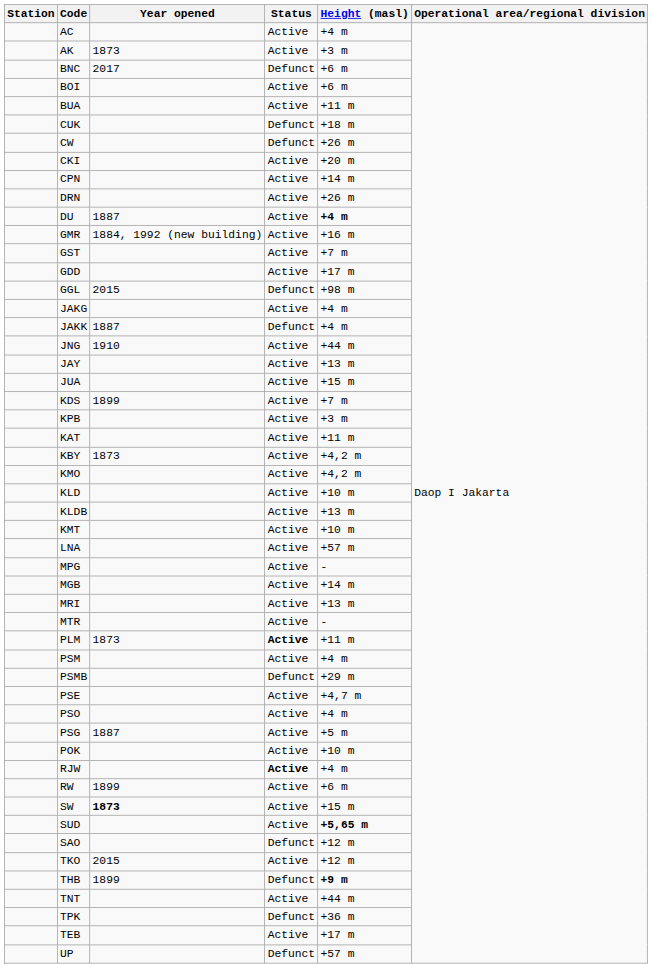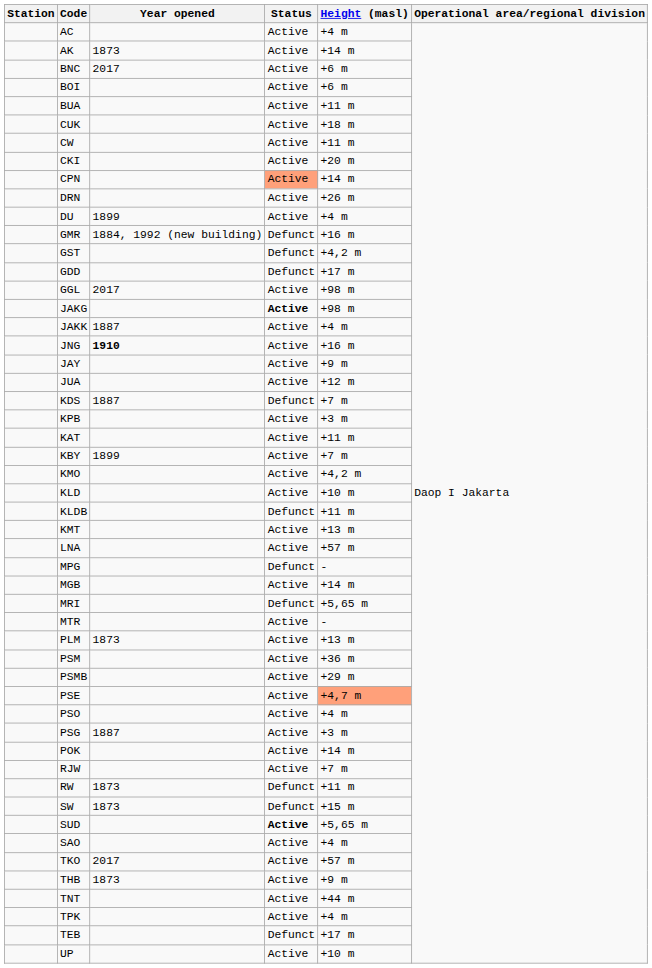(334, 51) +3 m -> (338, 51) +14 m
(291, 69) Defunct -> (288, 69) Active
(291, 124) Defunct -> (288, 124) Active
(291, 143) Defunct -> (288, 143) Active
(338, 143) +26 m -> (338, 143) +11 m
(288, 180) no background -> (288, 180) lightsalmon background
(106, 216) 1887 -> (106, 216) 1899
(334, 216) bold -> (334, 216) normal
(288, 235) Active -> (291, 235) Defunct
(288, 253) Active -> (291, 253) Defunct
(334, 253) +7 m -> (341, 253) +4,2 m
(288, 272) Active -> (291, 272) Defunct
(106, 290) 2015 -> (106, 290) 2017
(291, 290) Defunct -> (288, 290) Active
(288, 309) normal -> (288, 309) bold
(334, 309) +4 m -> (338, 309) +98 m
(291, 327) Defunct -> (288, 327) Active
(106, 345) normal -> (106, 345) bold
(338, 345) +44 m -> (338, 345) +16 m
(338, 364) +13 m -> (334, 364) +9 m
(338, 382) +15 m -> (338, 382) +12 m
(106, 401) 1899 -> (106, 401) 1887
(288, 401) Active -> (291, 401) Defunct
(106, 456) 1873 -> (106, 456) 1899
(341, 456) +4,2 m -> (334, 456) +7 m
(288, 511) Active -> (291, 511) Defunct
(338, 511) +13 m -> (338, 511) +11 m
(338, 530) +10 m -> (338, 530) +13 m
(288, 567) Active -> (291, 567) Defunct
(288, 604) Active -> (291, 604) Defunct
(338, 604) +13 m -> (344, 604) +5,65 m
(288, 640) bold -> (288, 640) normal
(338, 640) +11 m -> (338, 640) +13 m
(334, 659) +4 m -> (338, 659) +36 m
(291, 677) Defunct -> (288, 677) Active
(341, 696) no background -> (341, 696) lightsalmon background
(334, 733) +5 m -> (334, 733) +3 m
(338, 751) +10 m -> (338, 751) +14 m
(288, 769) bold -> (288, 769) normal
(334, 769) +4 m -> (334, 769) +7 m
(106, 788) 1899 -> (106, 788) 1873
(288, 788) Active -> (291, 788) Defunct
(334, 788) +6 m -> (338, 788) +11 m
(106, 806) bold -> (106, 806) normal
(288, 806) Active -> (291, 806) Defunct
(288, 825) normal -> (288, 825) bold
(344, 825) bold -> (344, 825) normal
(291, 843) Defunct -> (288, 843) Active
(338, 843) +12 m -> (334, 843) +4 m
(106, 862) 2015 -> (106, 862) 2017
(338, 862) +12 m -> (338, 862) +57 m
(106, 880) 1899 -> (106, 880) 1873
(291, 880) Defunct -> (288, 880) Active
(334, 880) bold -> (334, 880) normal
(291, 917) Defunct -> (288, 917) Active
(338, 917) +36 m -> (334, 917) +4 m
(288, 935) Active -> (291, 935) Defunct
(291, 954) Defunct -> (288, 954) Active
(338, 954) +57 m -> (338, 954) +10 m
